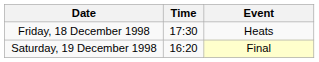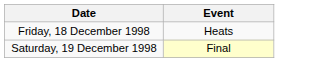- column: (184, 13)
